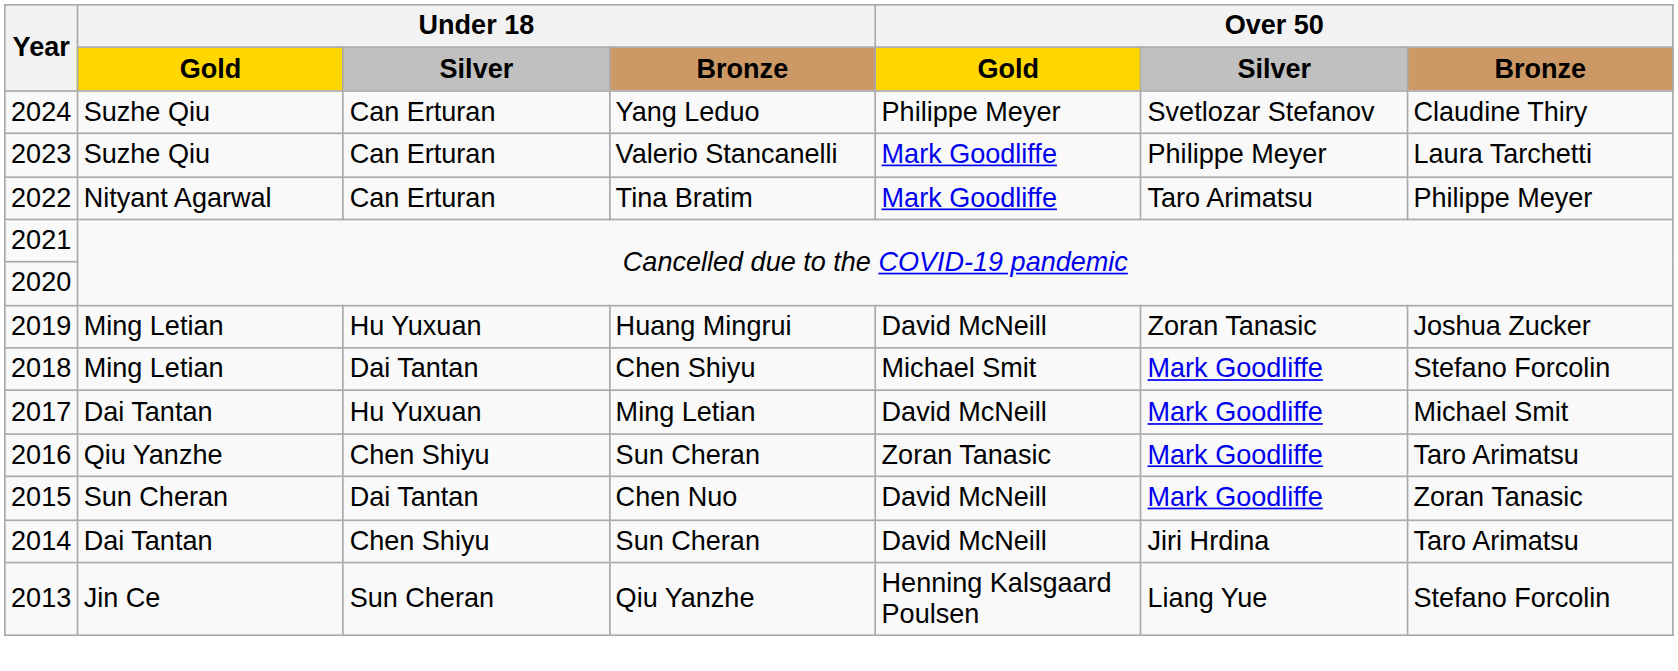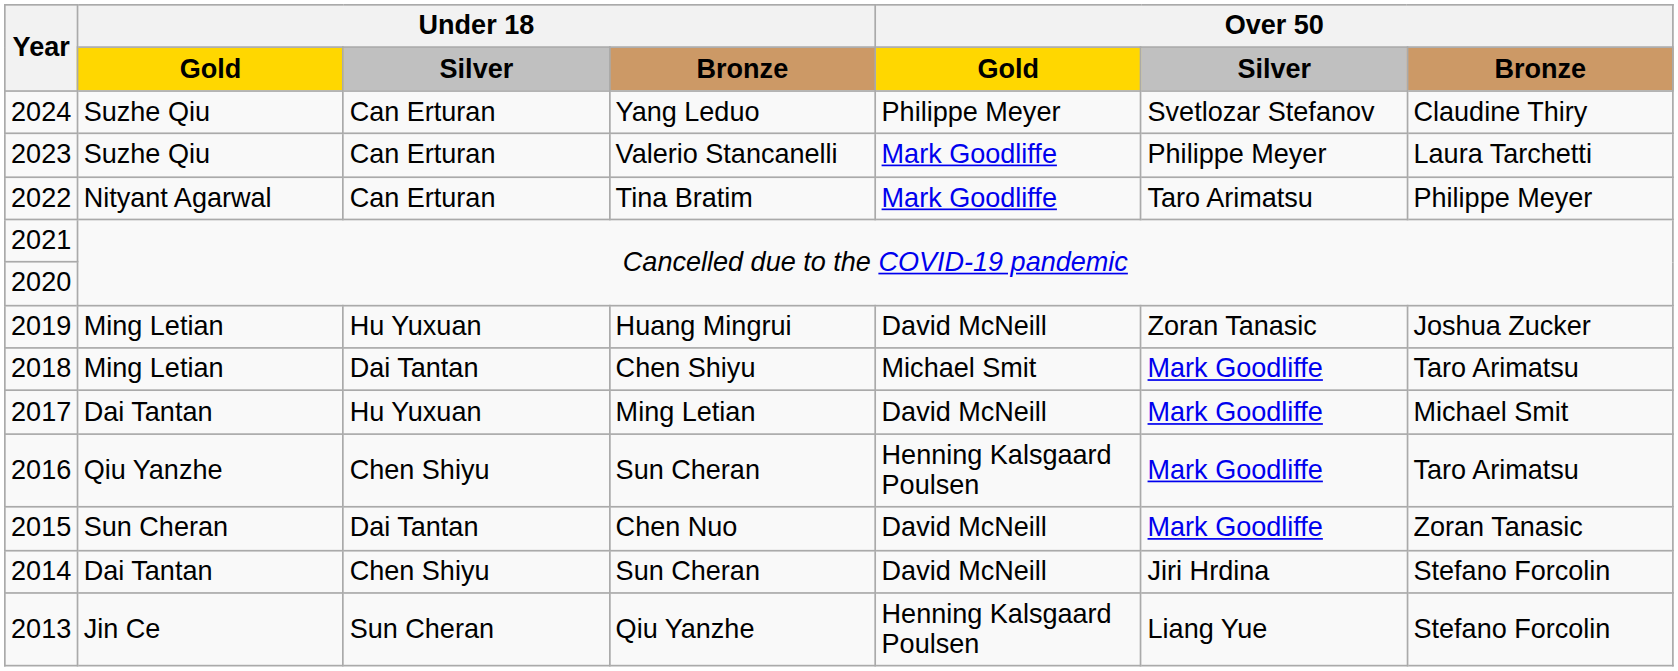(1512, 369) Stefano Forcolin -> (1496, 369) Taro Arimatsu
(966, 454) Zoran Tanasic -> (997, 469) Henning Kalsgaard Poulsen
(1496, 540) Taro Arimatsu -> (1512, 570) Stefano Forcolin
